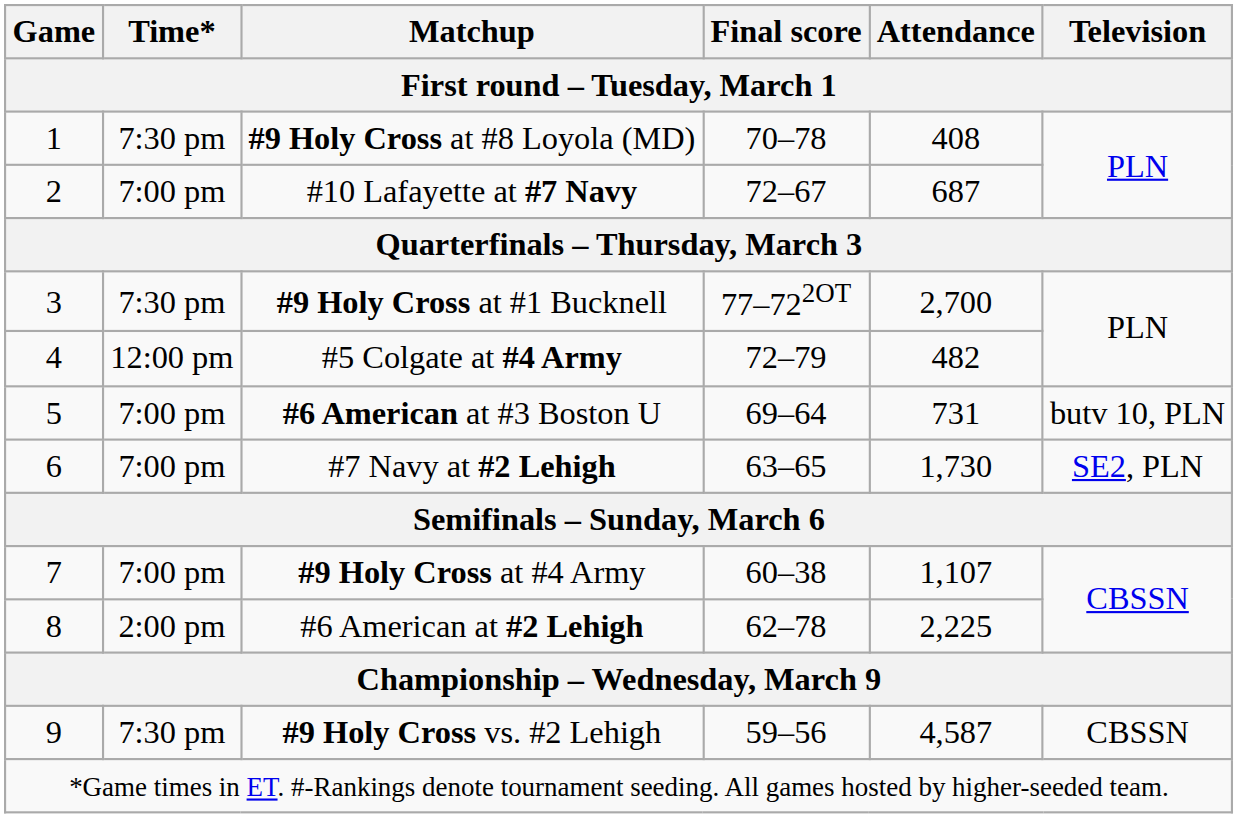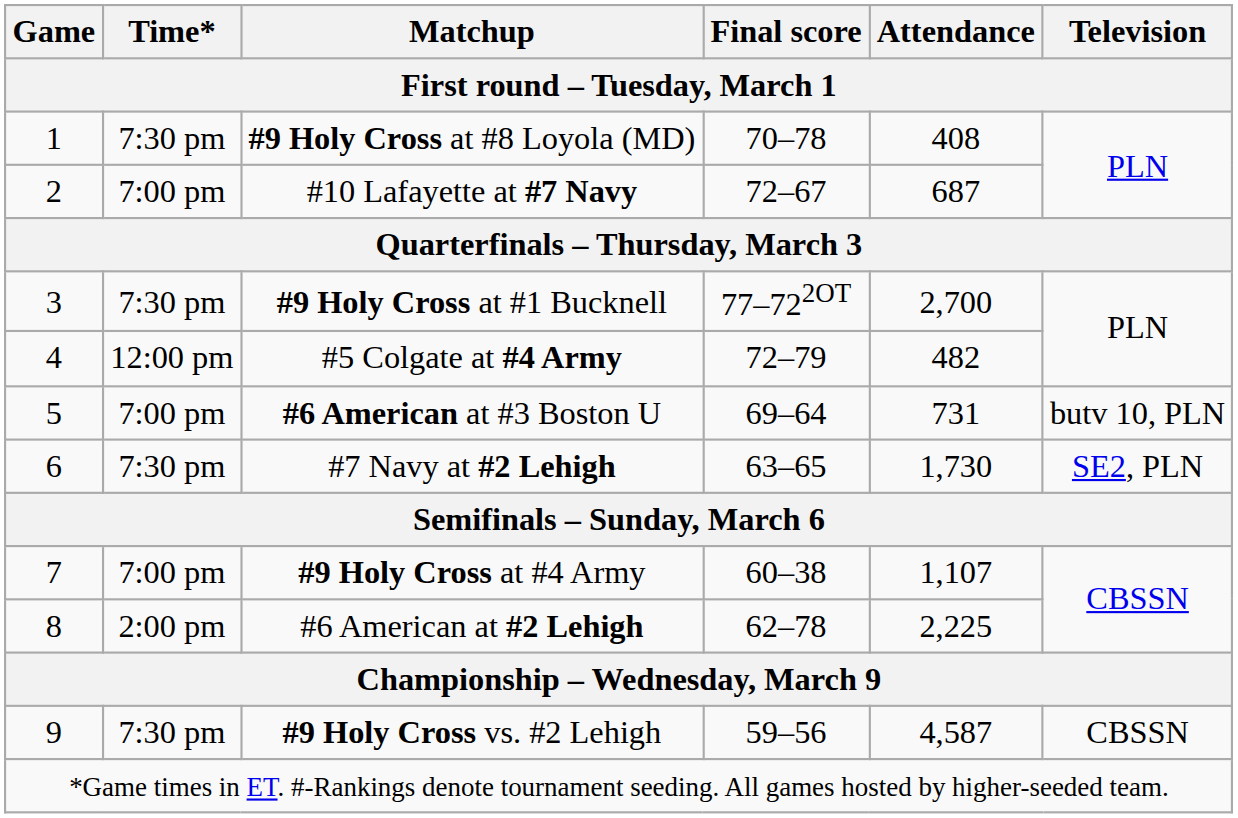(172, 464) 7:00 pm -> (172, 464) 7:30 pm
